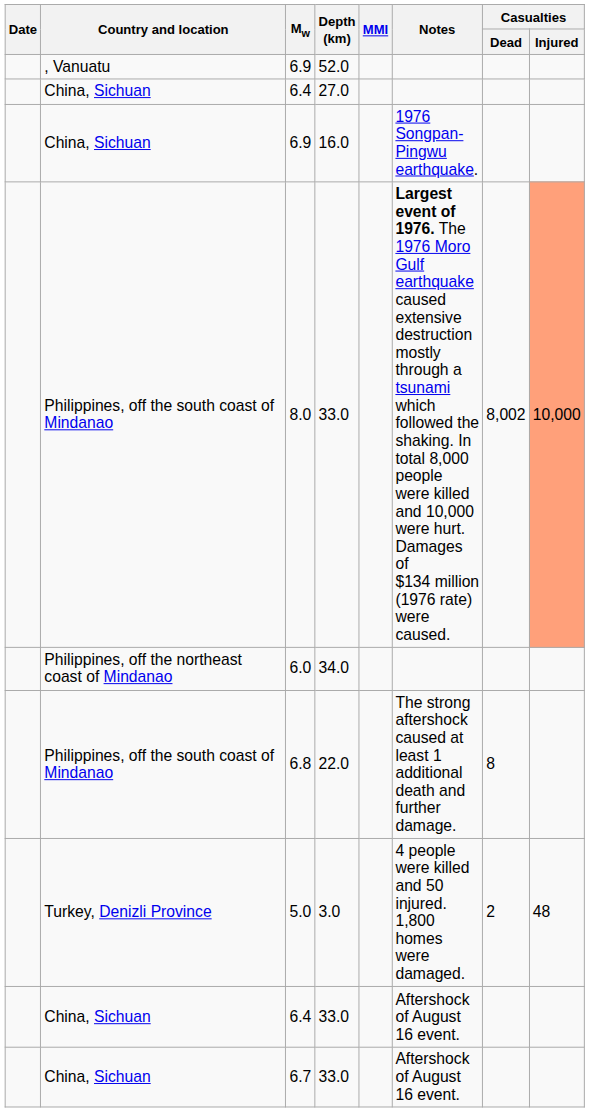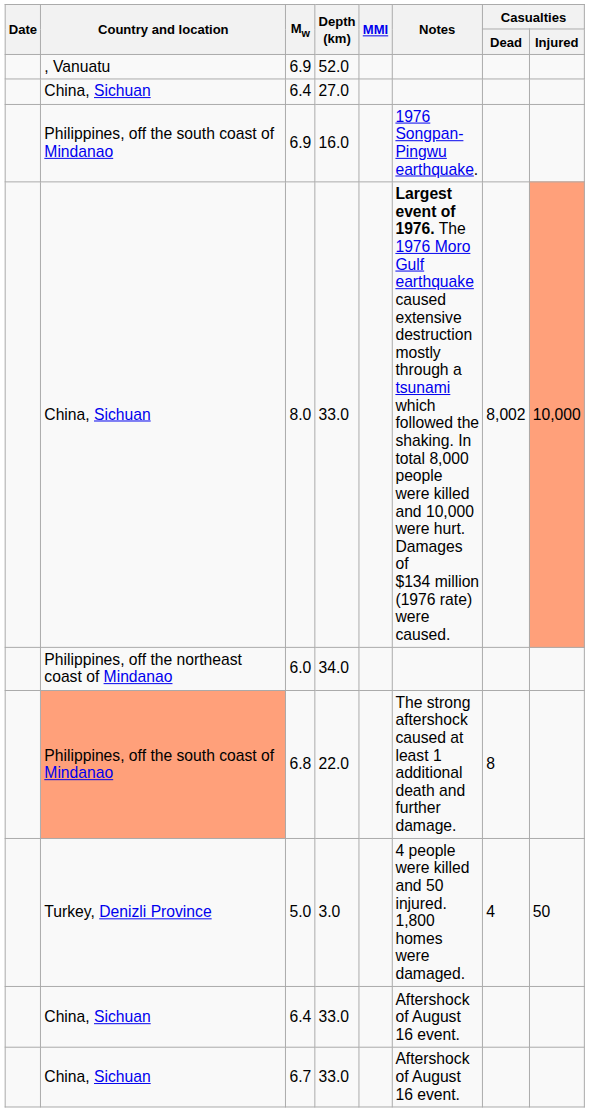(98, 142) China, Sichuan -> (159, 142) Philippines, off the south coast of Mindanao
(159, 414) Philippines, off the south coast of Mindanao -> (98, 414) China, Sichuan
(159, 764) no background -> (159, 764) lightsalmon background
(491, 912) 2 -> (491, 912) 4
(541, 912) 48 -> (541, 912) 50
